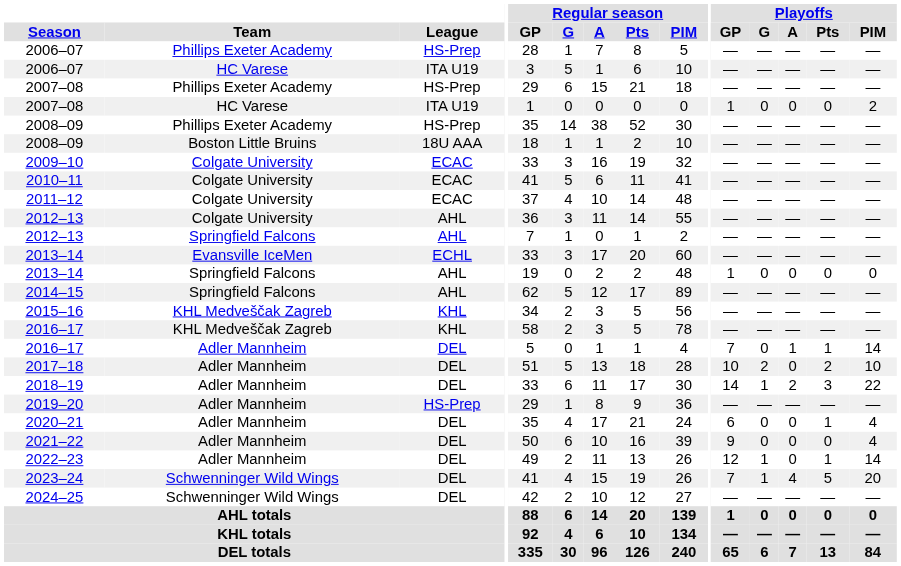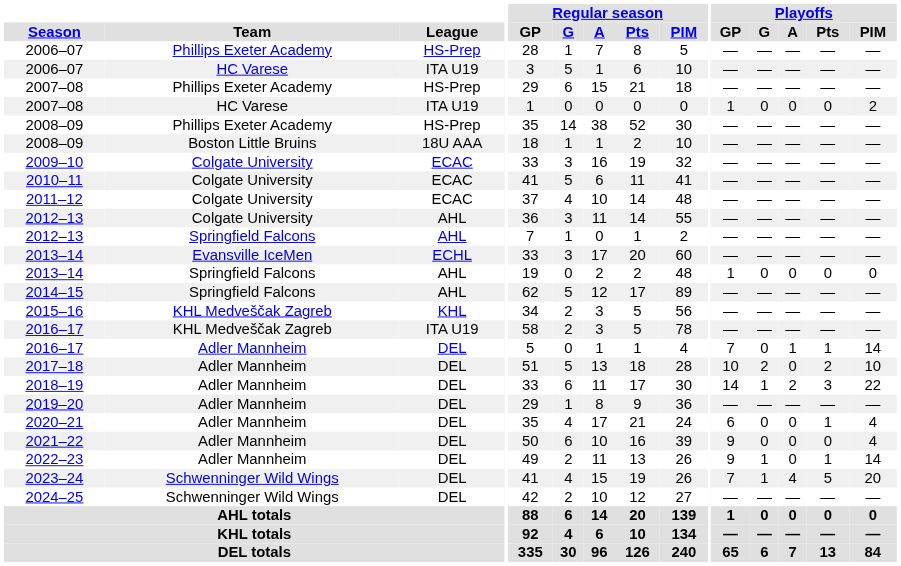(452, 329) KHL -> (452, 329) ITA U19
(452, 403) HS-Prep -> (452, 403) DEL
(731, 459) 12 -> (731, 459) 9
